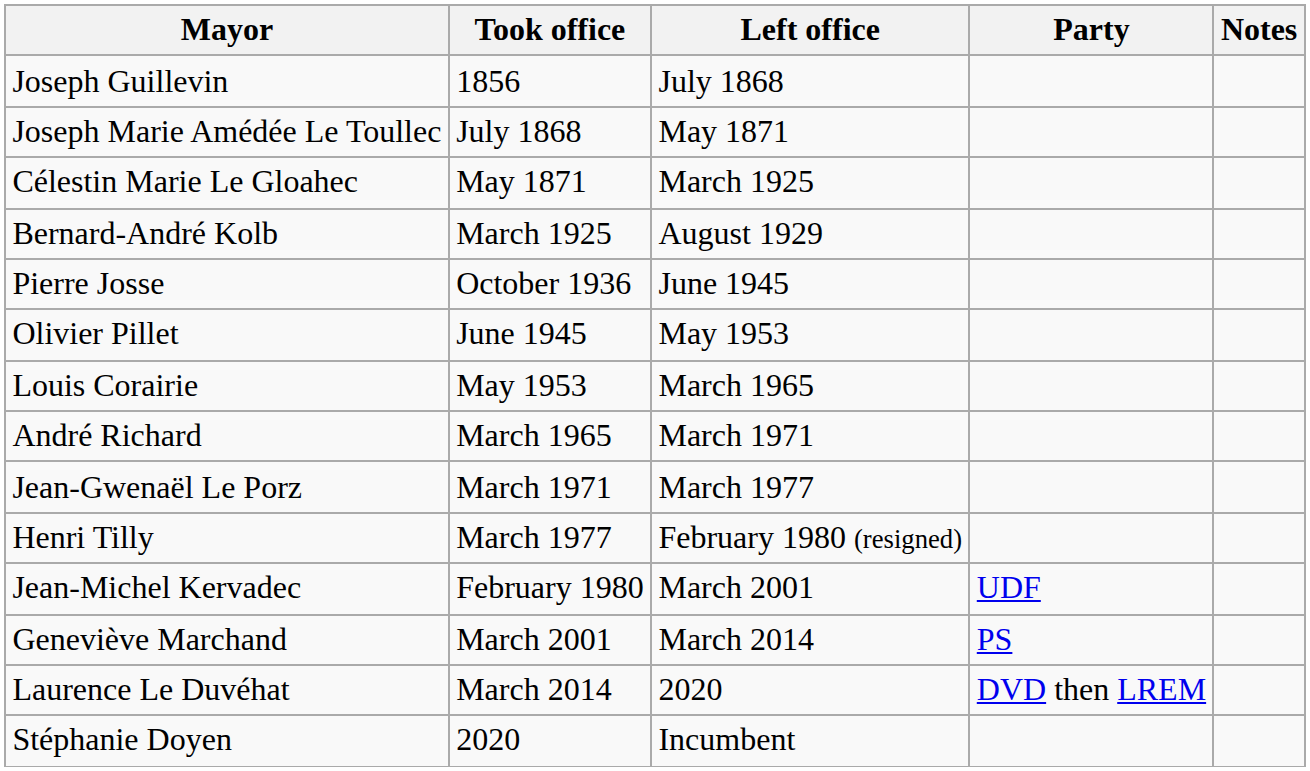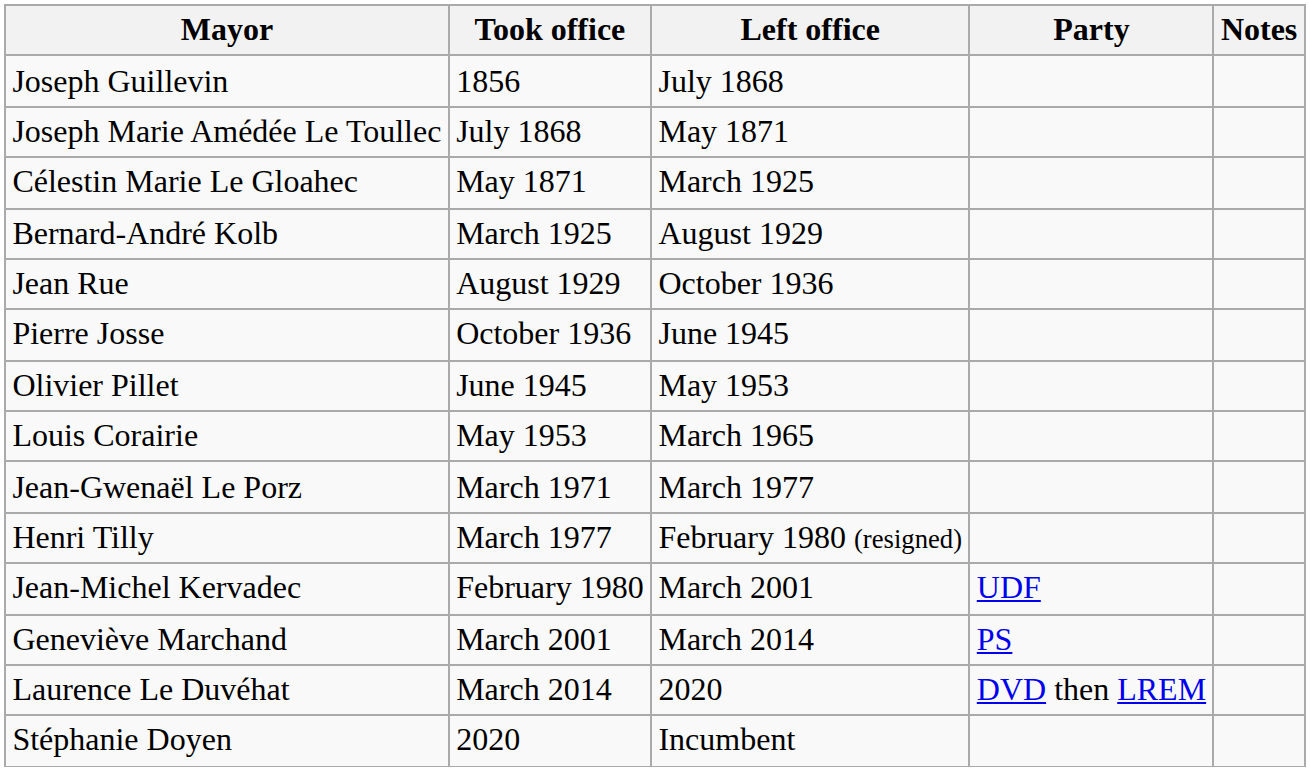+ row: (71, 283)
- row: (107, 435)
